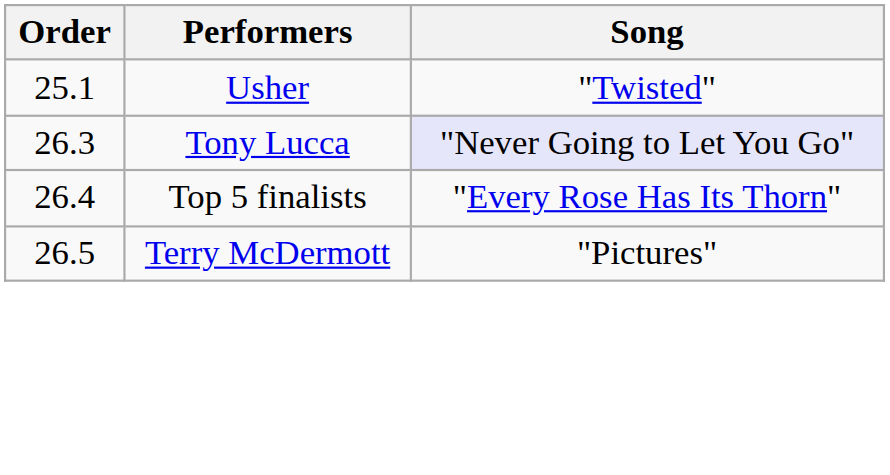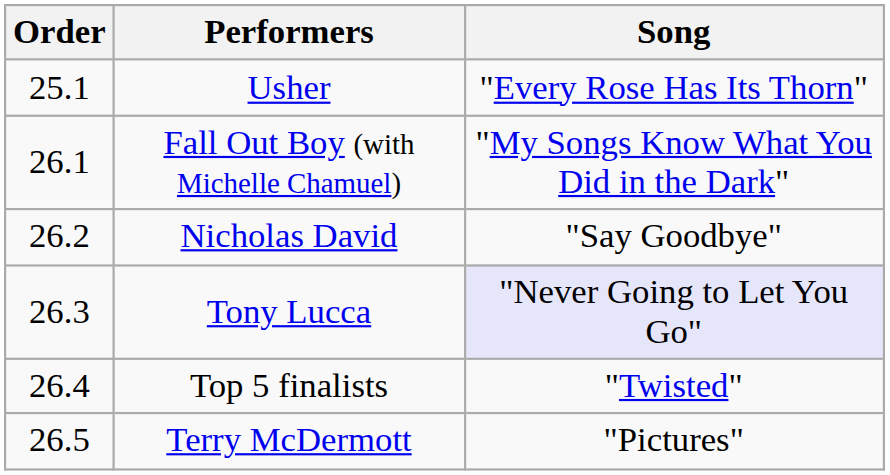(647, 87) "Twisted" -> (674, 87) "Every Rose Has Its Thorn"
+ row: (289, 161)
+ row: (289, 236)
(647, 197) "Every Rose Has Its Thorn" -> (674, 385) "Twisted"
